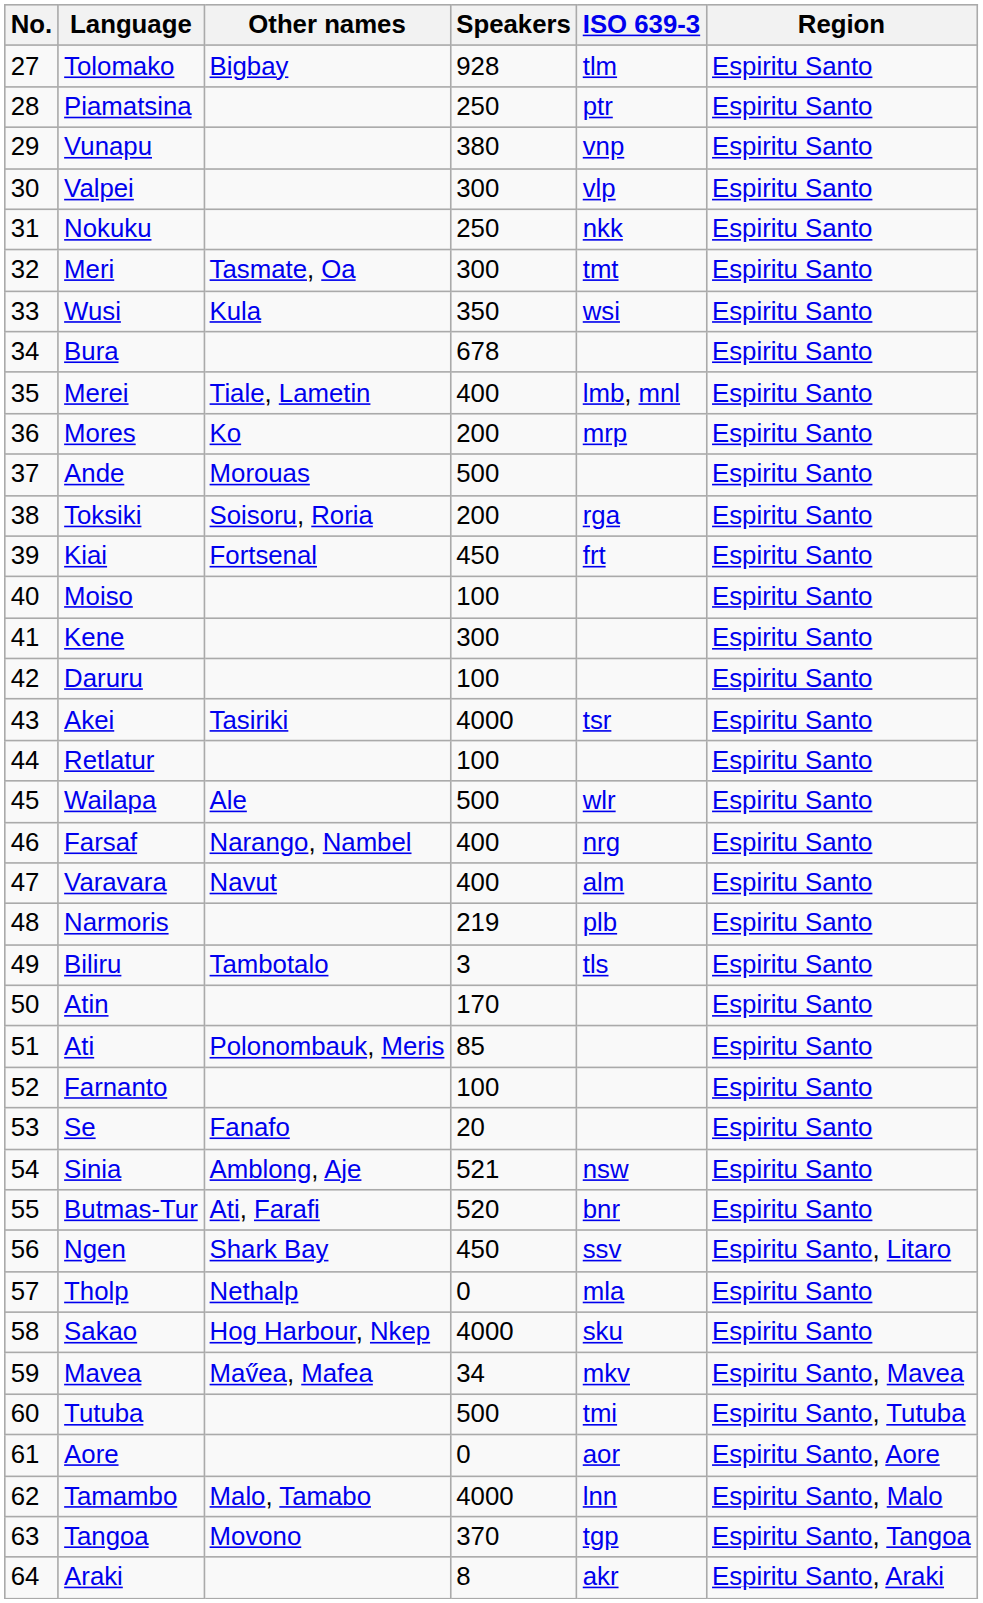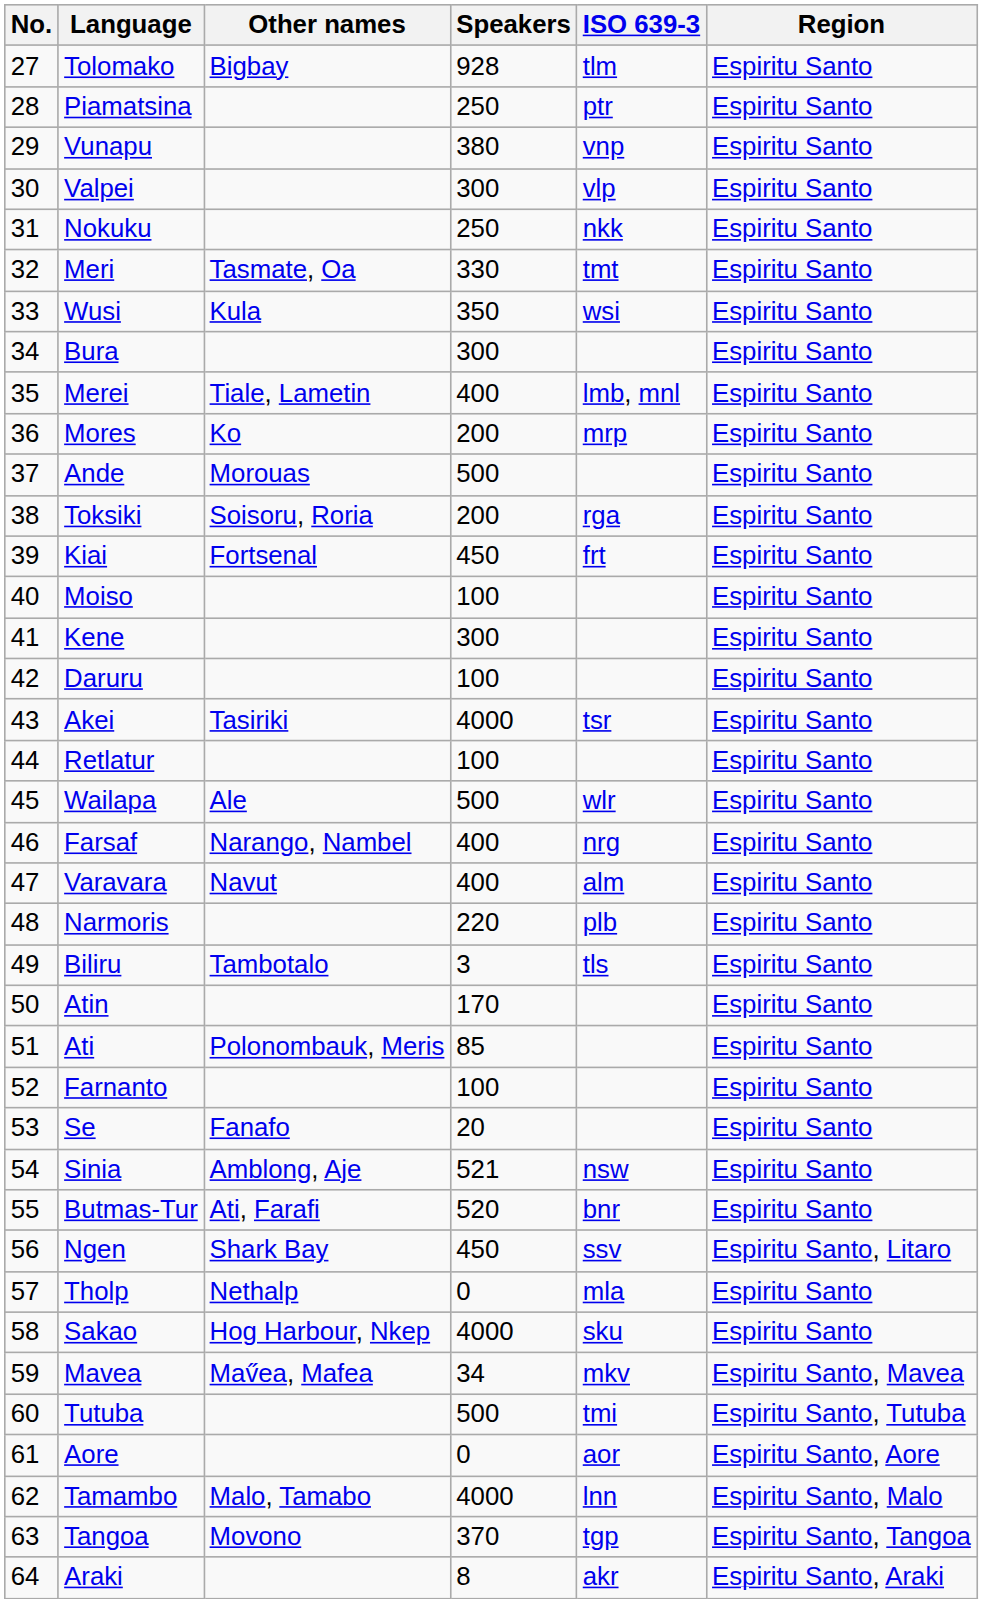(478, 270) 300 -> (478, 270) 330
(478, 351) 678 -> (478, 351) 300
(478, 923) 219 -> (478, 923) 220
